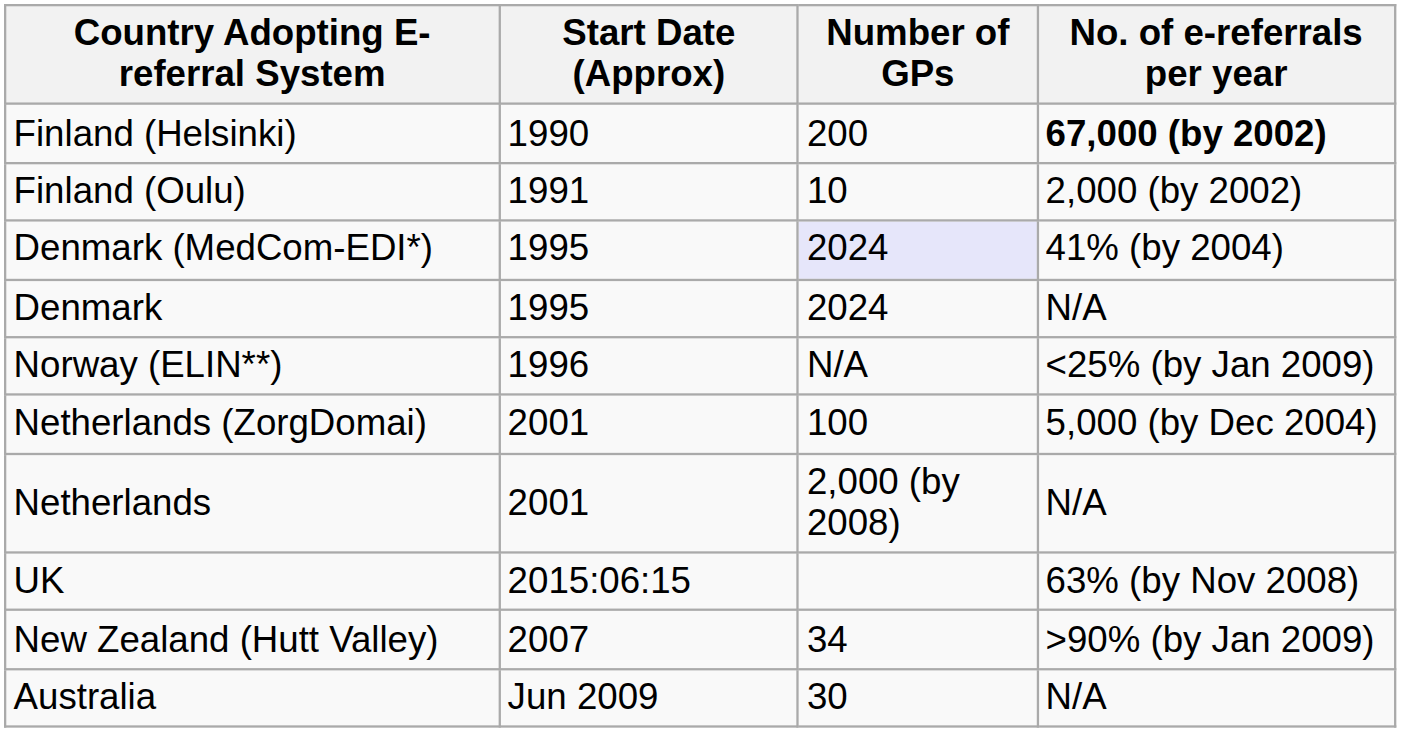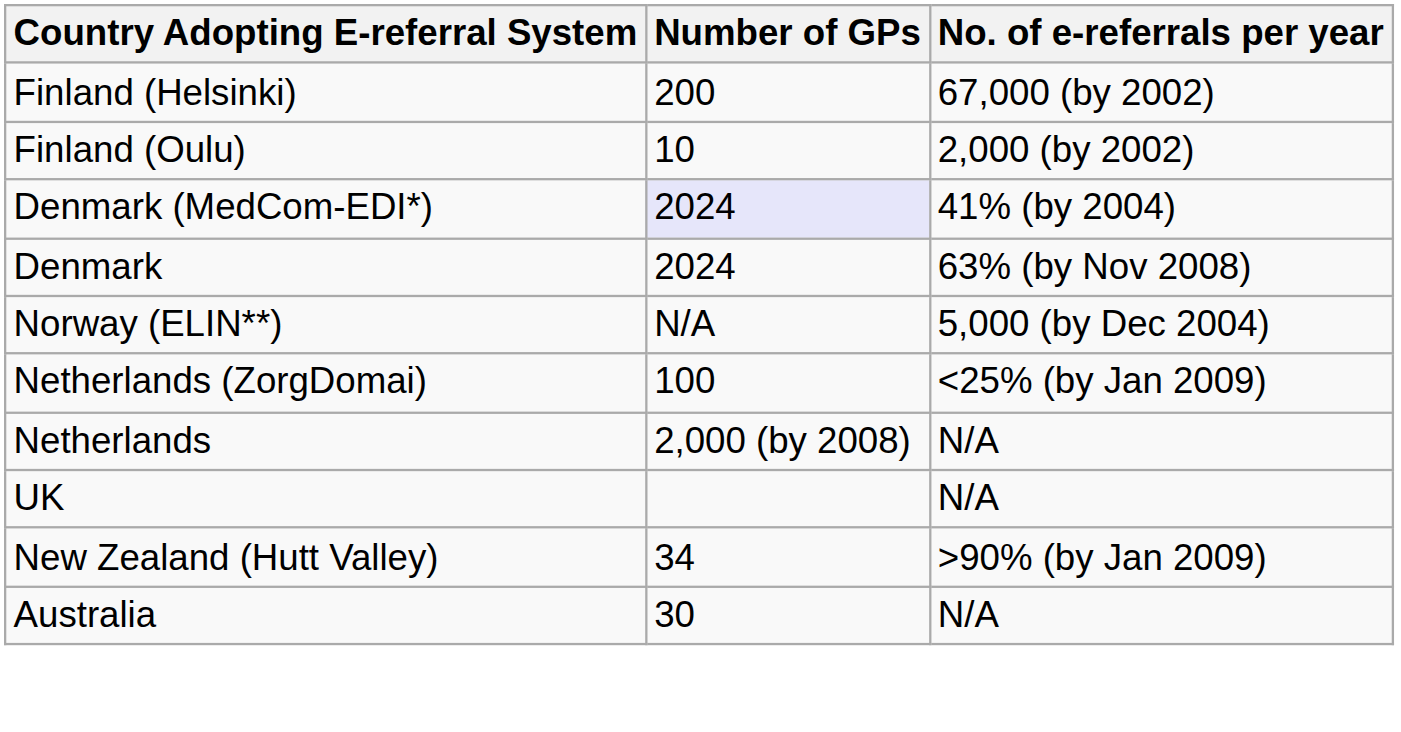- column: (649, 54)
(1186, 132) bold -> (1076, 91) normal
(1076, 307) N/A -> (1095, 265) 63% (by Nov 2008)
(1210, 365) <25% (by Jan 2009) -> (1104, 324) 5,000 (by Dec 2004)
(1212, 423) 5,000 (by Dec 2004) -> (1102, 382) <25% (by Jan 2009)
(1202, 580) 63% (by Nov 2008) -> (968, 498) N/A
